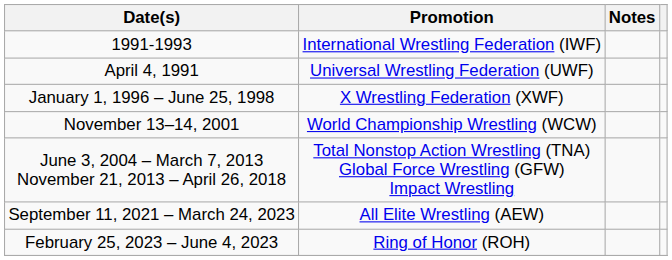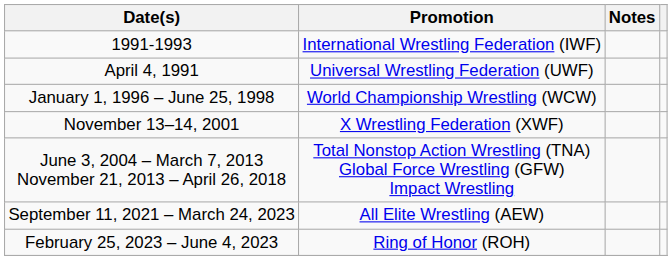(452, 97) X Wrestling Federation (XWF) -> (452, 97) World Championship Wrestling (WCW)
(452, 124) World Championship Wrestling (WCW) -> (452, 124) X Wrestling Federation (XWF)
